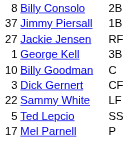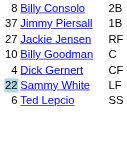- row: (50, 54)
(11, 85) 3 -> (11, 70) 4
(11, 100) no background -> (11, 85) lightblue background
(11, 116) 5 -> (11, 100) 6
- row: (48, 131)
